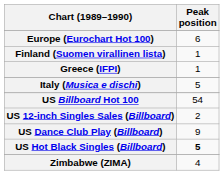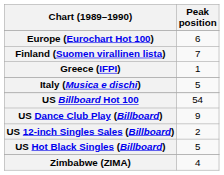(198, 54) 1 -> (198, 54) 7
rows swapped: (90, 116) <-> (90, 131)
(198, 147) bold -> (198, 147) normal
